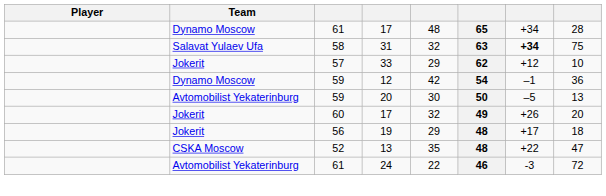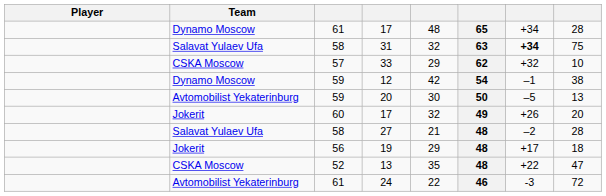(188, 64) Jokerit -> (208, 64) CSKA Moscow
(530, 64) +12 -> (530, 64) +32
(577, 81) 36 -> (577, 81) 38
+ row: (338, 132)
